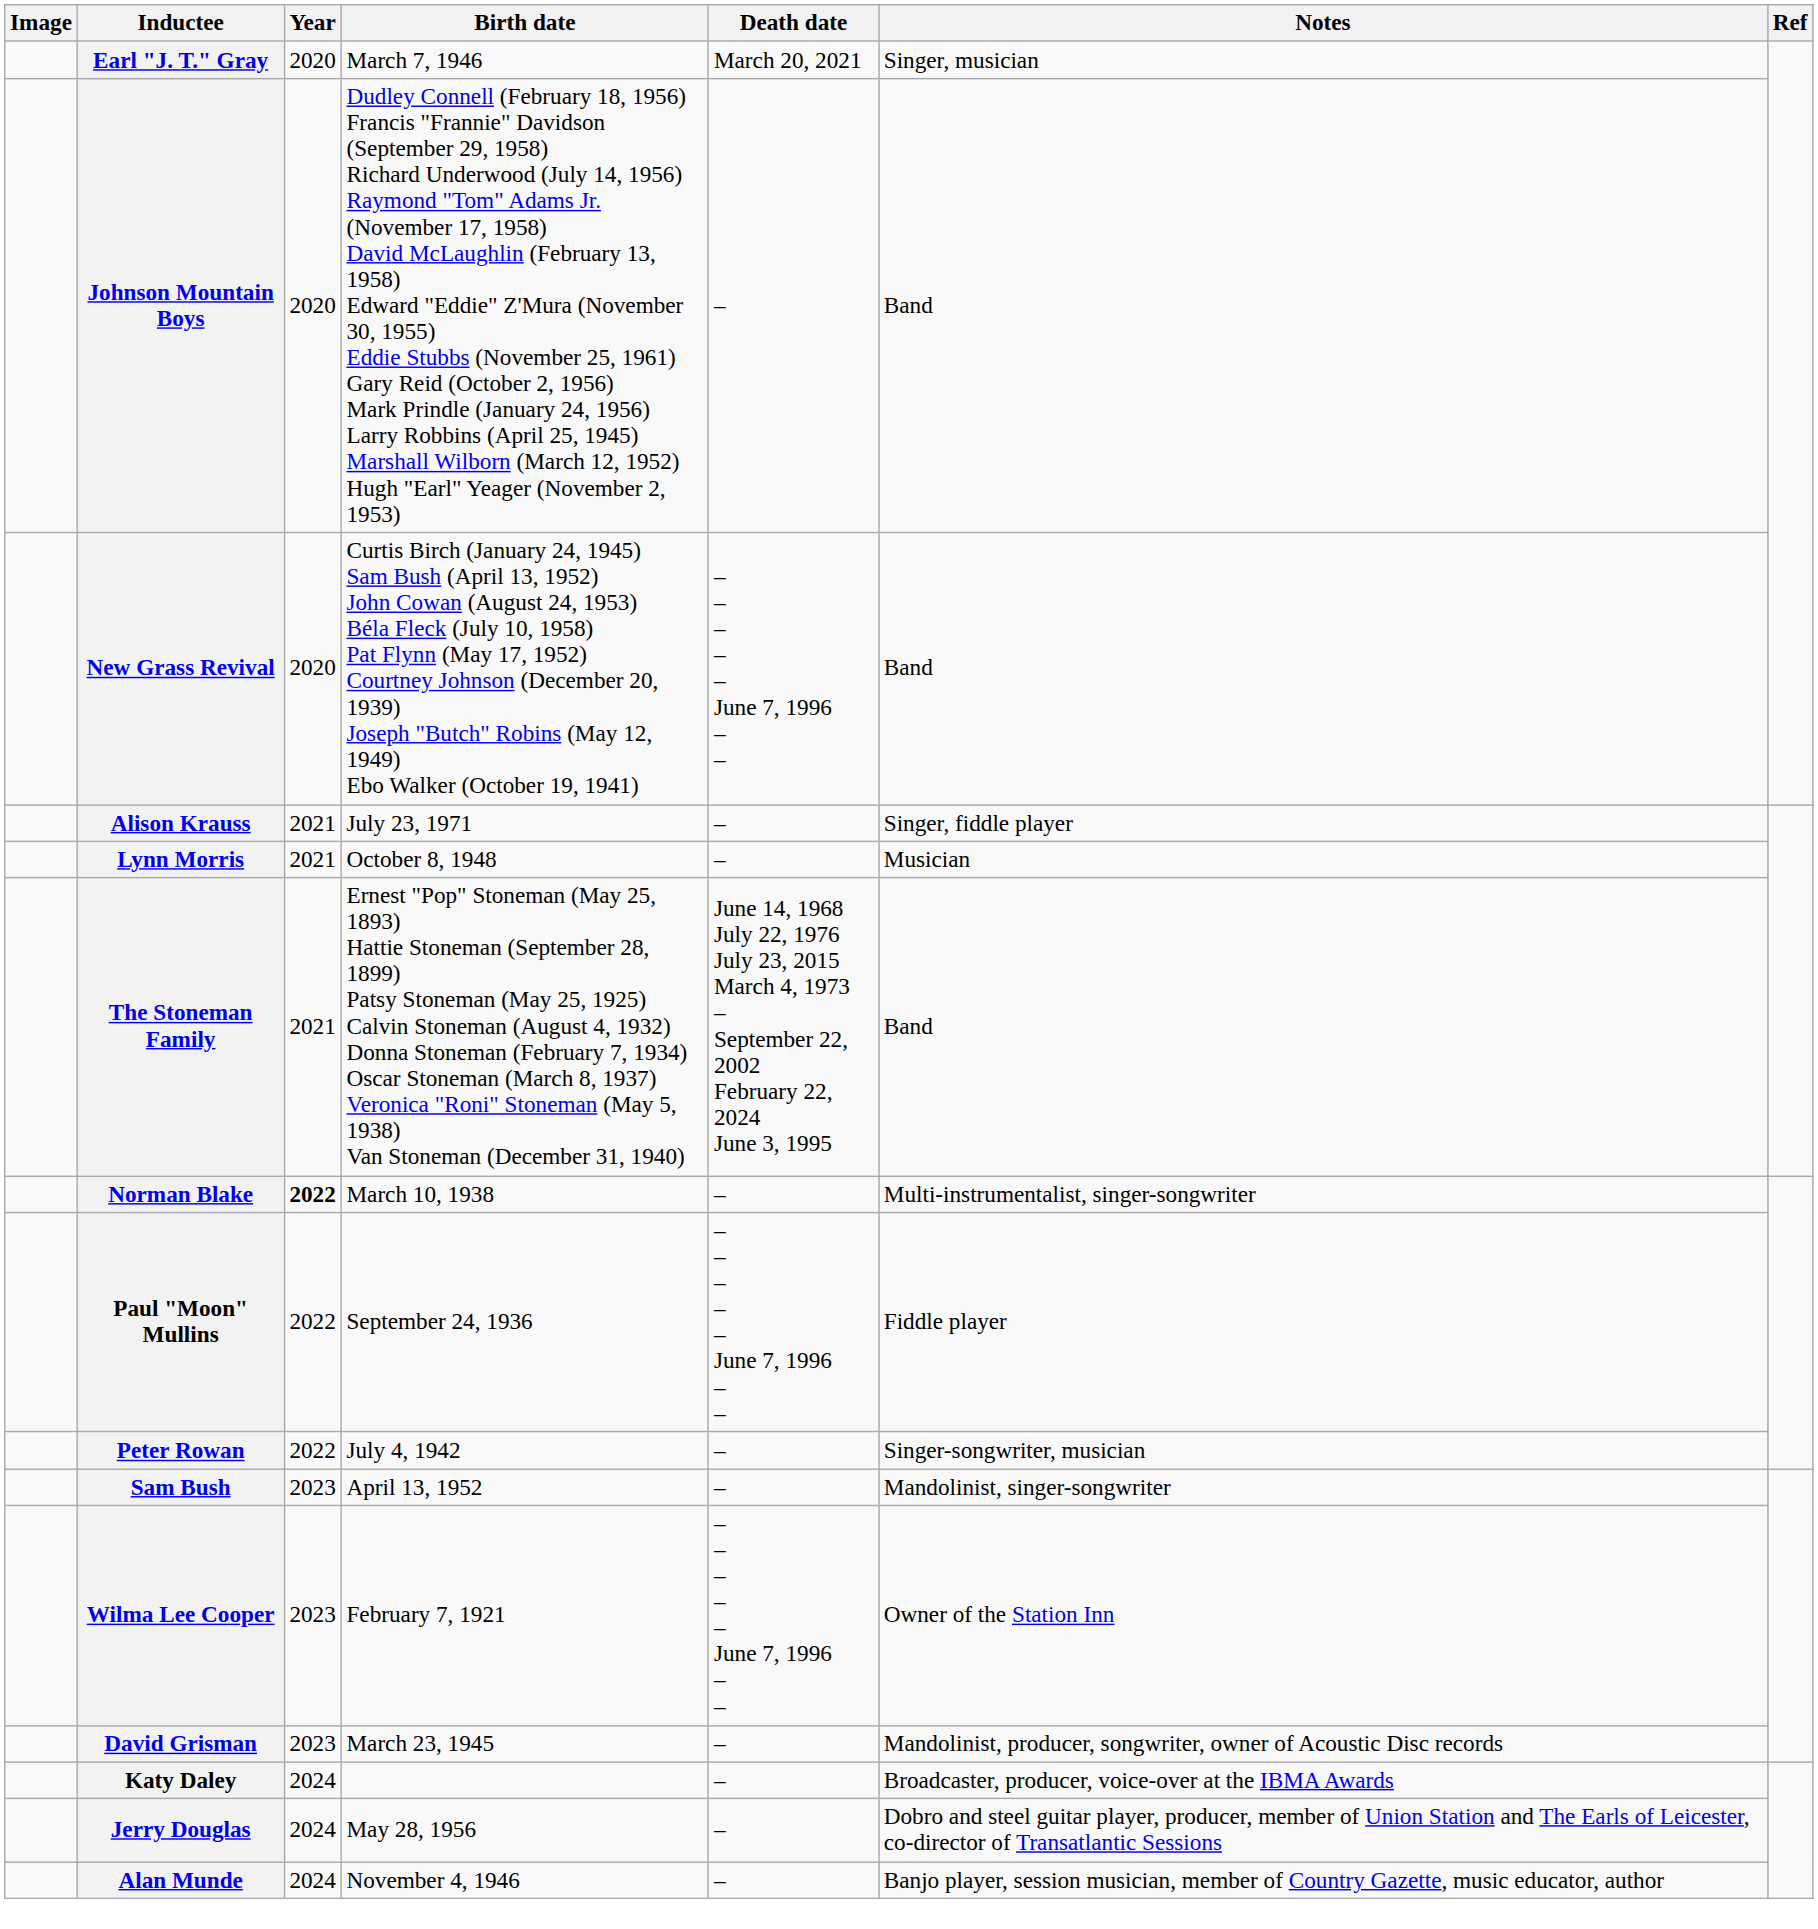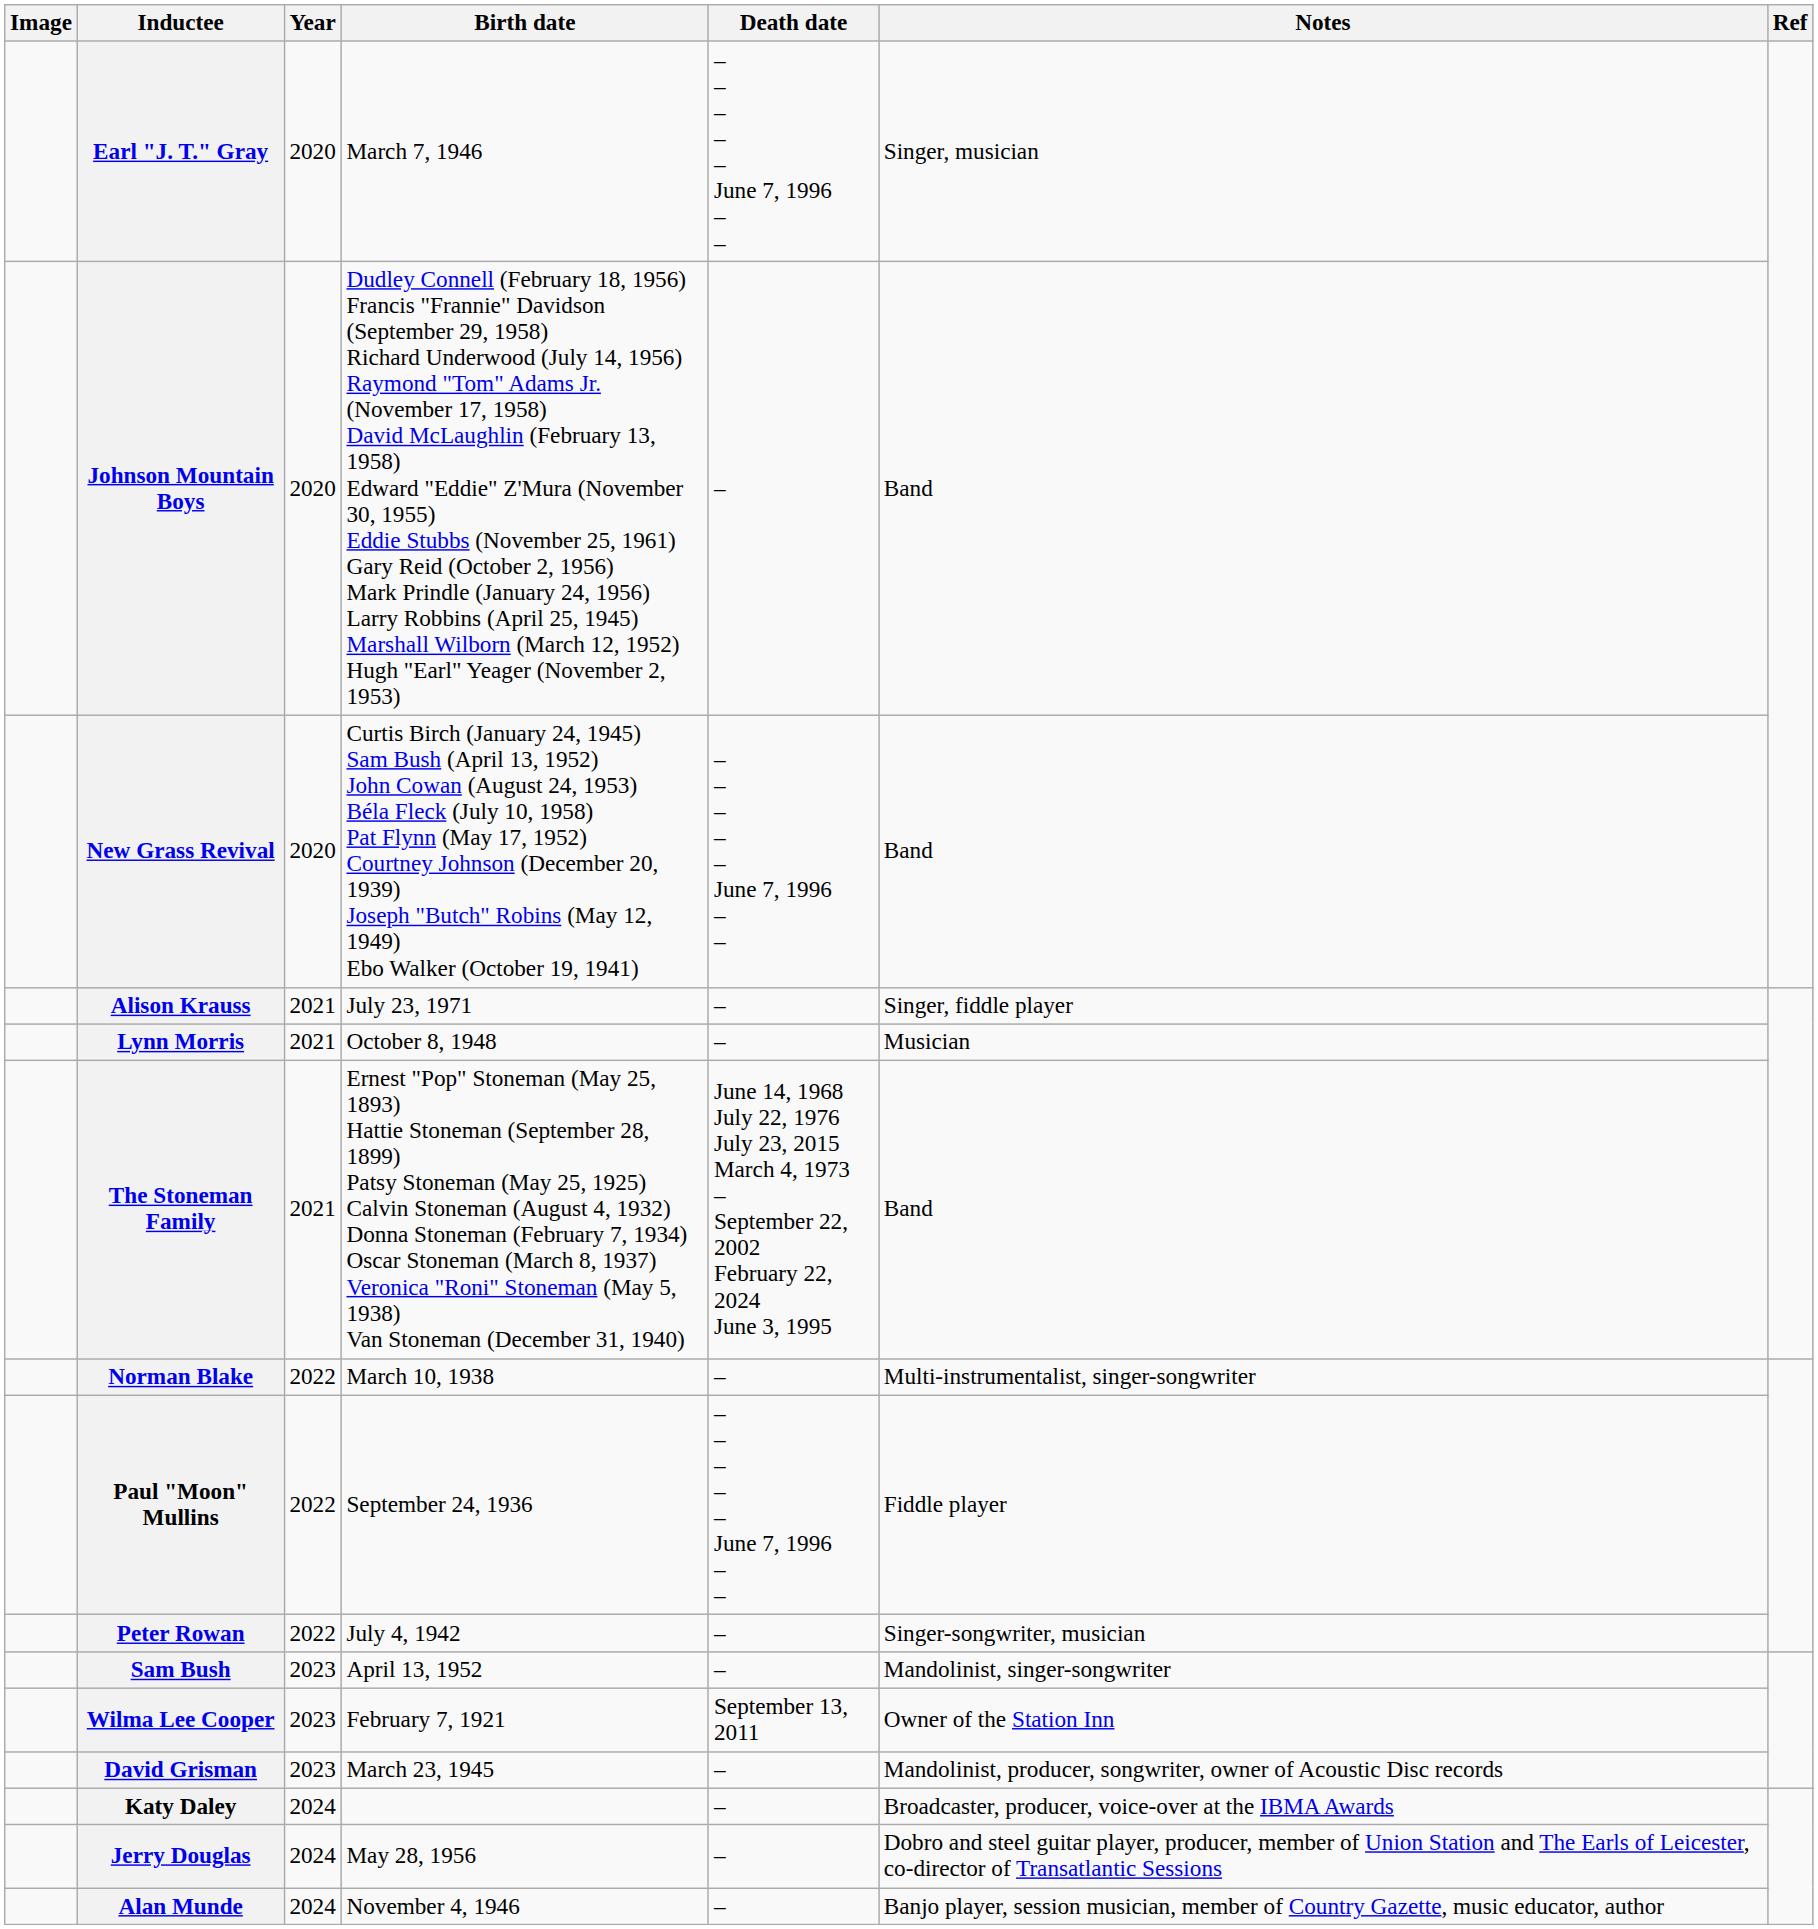(788, 59) March 20, 2021 -> (773, 151) – – – – – June 7, 1996 – –
(313, 1193) bold -> (313, 1376) normal
(773, 1615) – – – – – June 7, 1996 – – -> (781, 1719) September 13, 2011
